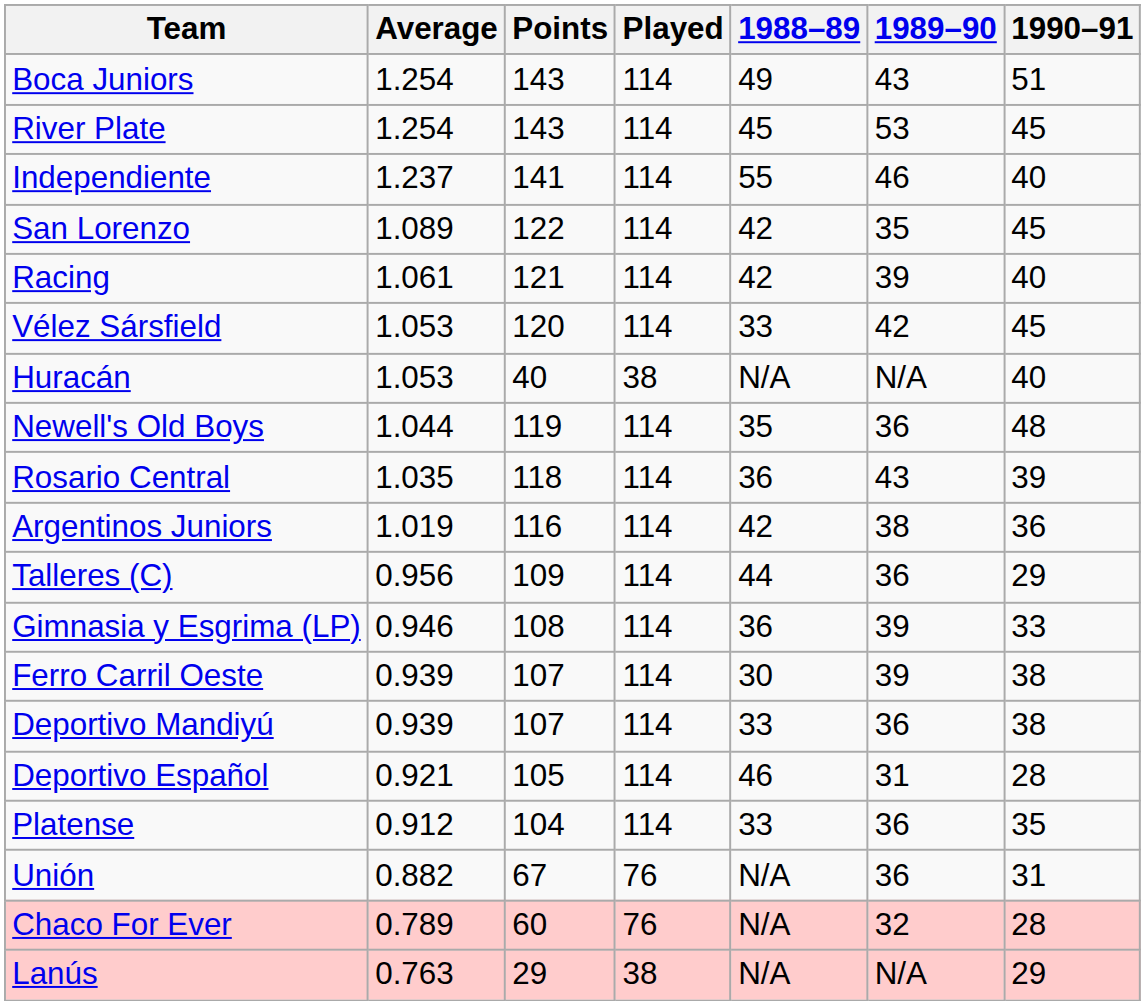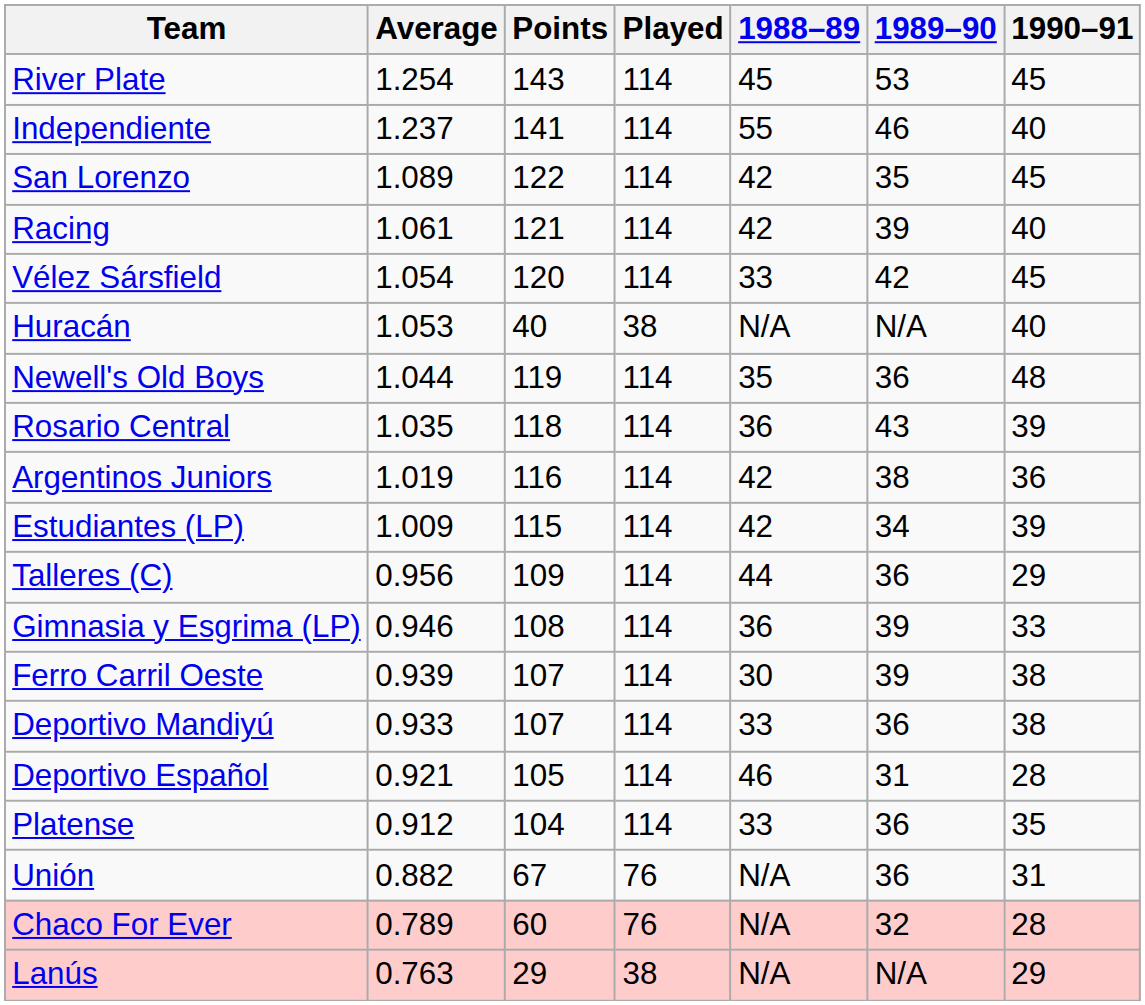- row: (103, 79)
(414, 327) 1.053 -> (414, 278) 1.054
+ row: (128, 526)
(414, 725) 0.939 -> (414, 725) 0.933
